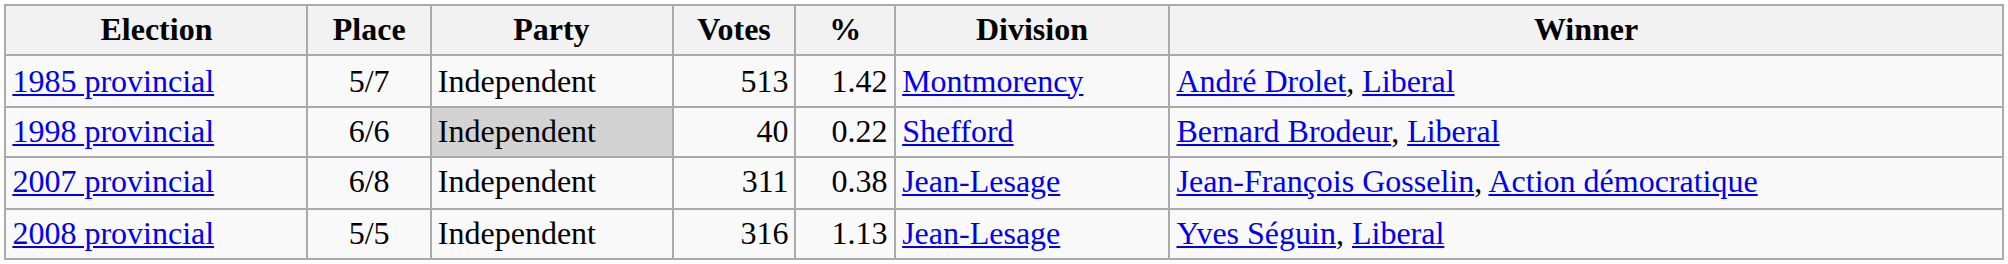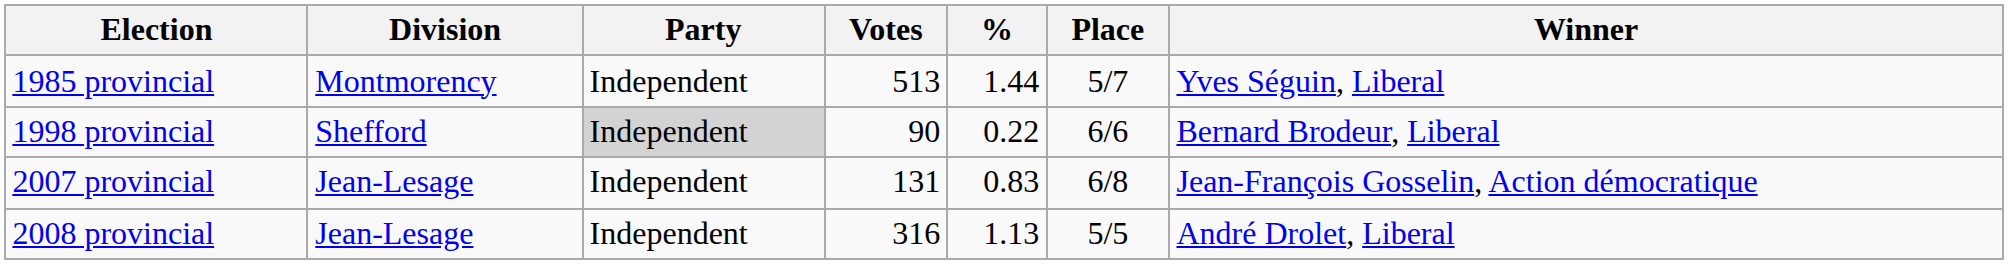columns swapped: (1032, 29) <-> (369, 29)
(859, 80) 1.42 -> (1011, 80) 1.44
(1316, 80) André Drolet, Liberal -> (1310, 80) Yves Séguin, Liberal
(772, 131) 40 -> (924, 131) 90
(765, 182) 311 -> (916, 182) 131
(859, 182) 0.38 -> (1011, 182) 0.83
(1310, 232) Yves Séguin, Liberal -> (1316, 232) André Drolet, Liberal
